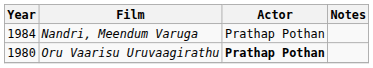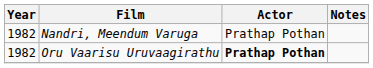(22, 33) 1984 -> (22, 33) 1982
(22, 53) 1980 -> (22, 53) 1982
